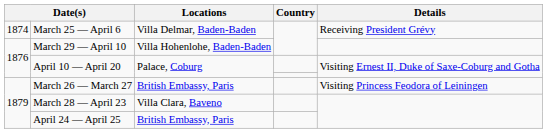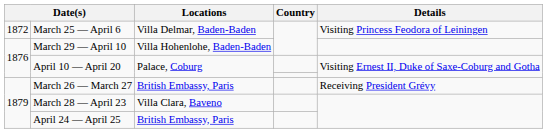(18, 30) 1874 -> (18, 30) 1872
(378, 30) Receiving President Grévy -> (404, 30) Visiting Princess Feodora of Leiningen
(404, 85) Visiting Princess Feodora of Leiningen -> (378, 85) Receiving President Grévy
